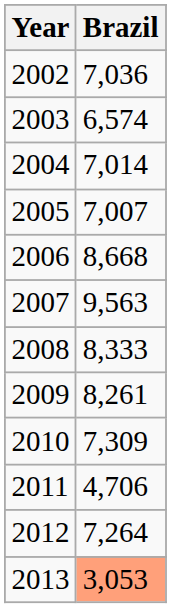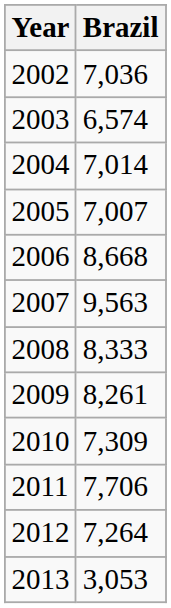(115, 486) 4,706 -> (115, 486) 7,706
(115, 578) lightsalmon background -> (115, 578) no background
